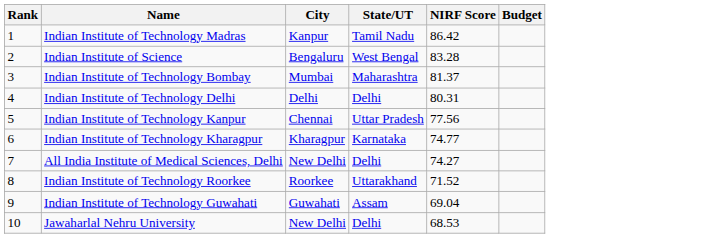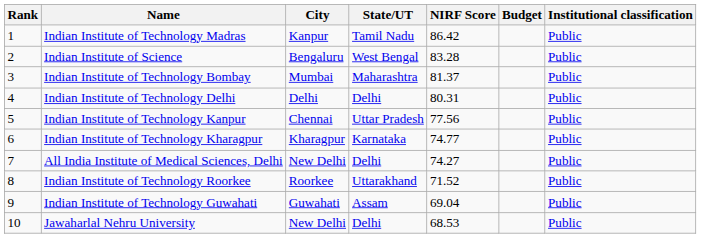+ column: (620, 14)
